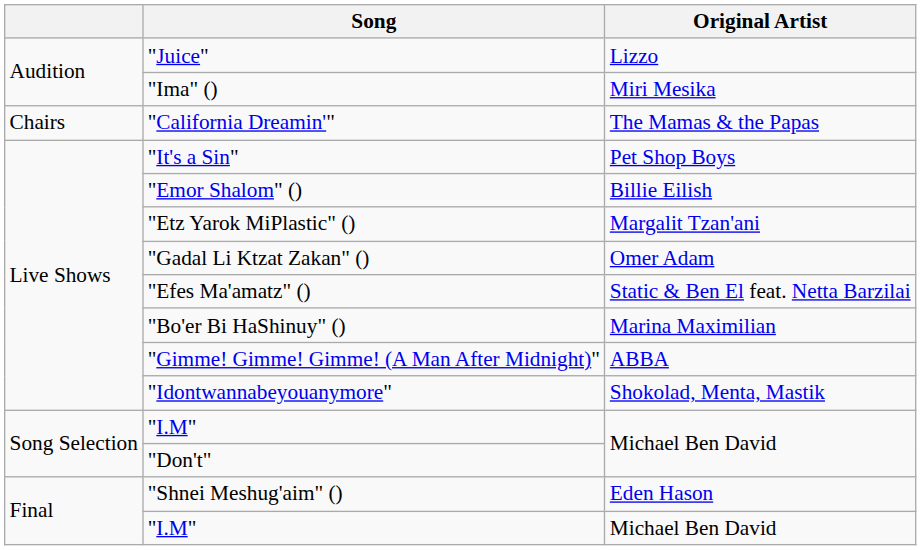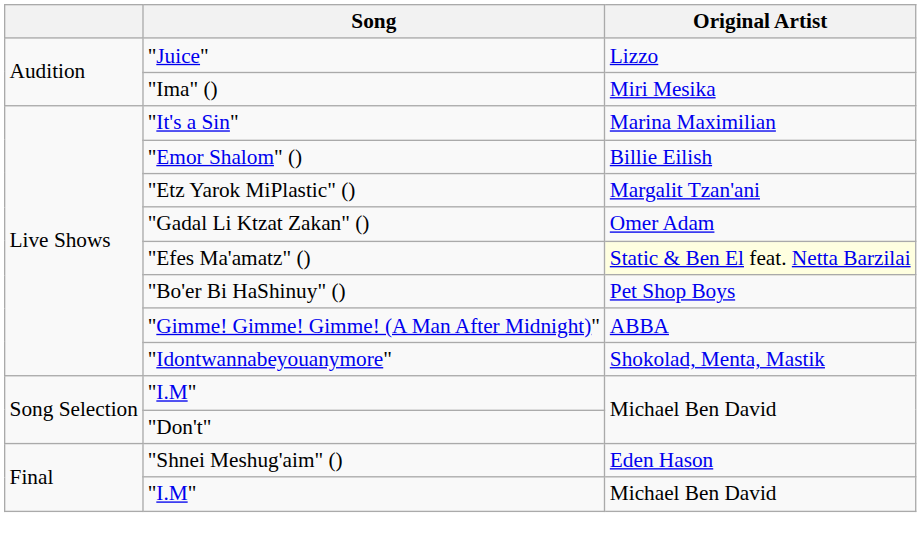- row: (37, 122)
(672, 156) Pet Shop Boys -> (693, 122) Marina Maximilian
(760, 291) no background -> (760, 257) lightyellow background
(693, 325) Marina Maximilian -> (672, 291) Pet Shop Boys
